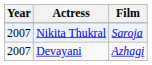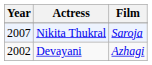(19, 51) 2007 -> (19, 51) 2002
